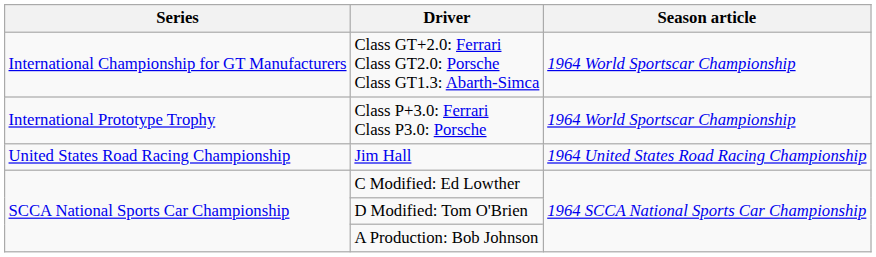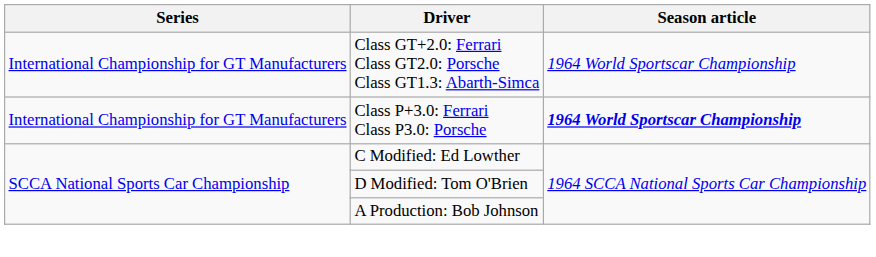(112, 120) International Prototype Trophy -> (178, 120) International Championship for GT Manufacturers
(671, 120) normal -> (674, 120) bold
- row: (383, 156)
